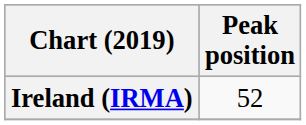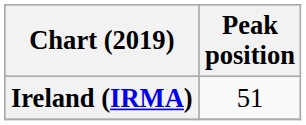(250, 97) 52 -> (250, 97) 51
